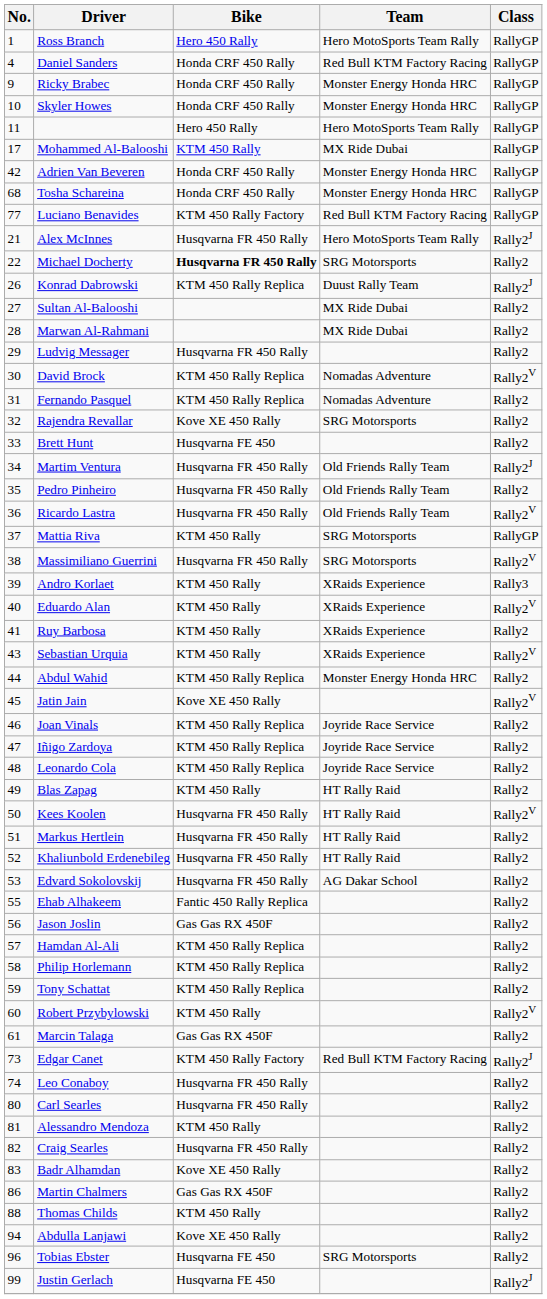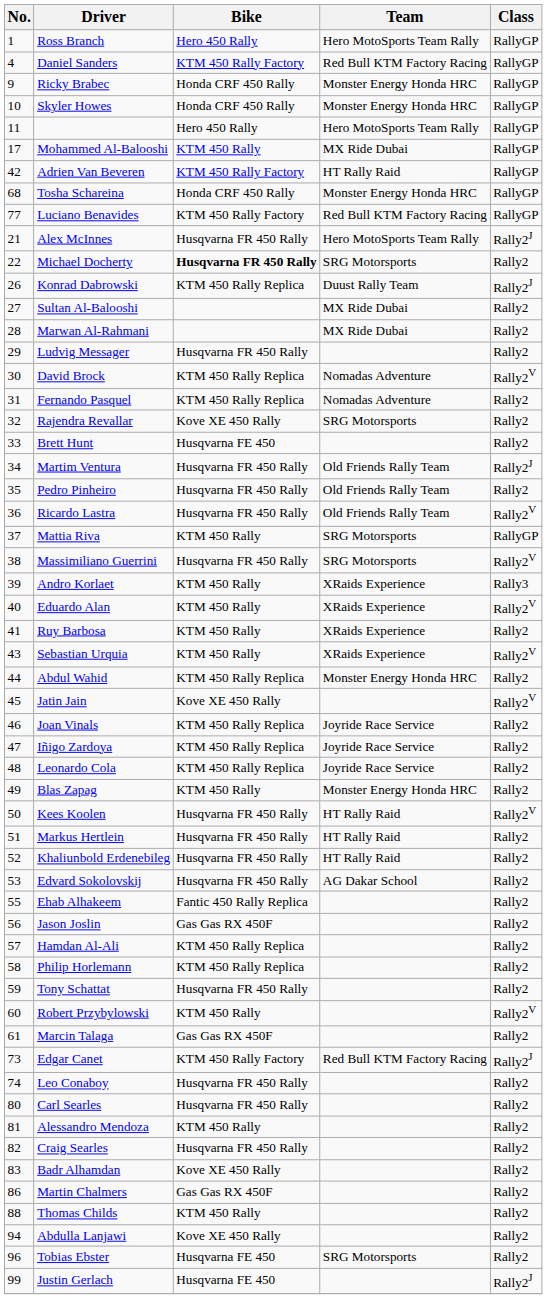(235, 62) Honda CRF 450 Rally -> (240, 62) KTM 450 Rally Factory
(235, 171) Honda CRF 450 Rally -> (240, 171) KTM 450 Rally Factory
(400, 171) Monster Energy Honda HRC -> (362, 171) HT Rally Raid
(362, 789) HT Rally Raid -> (400, 789) Monster Energy Honda HRC
(240, 988) KTM 450 Rally Replica -> (242, 988) Husqvarna FR 450 Rally
